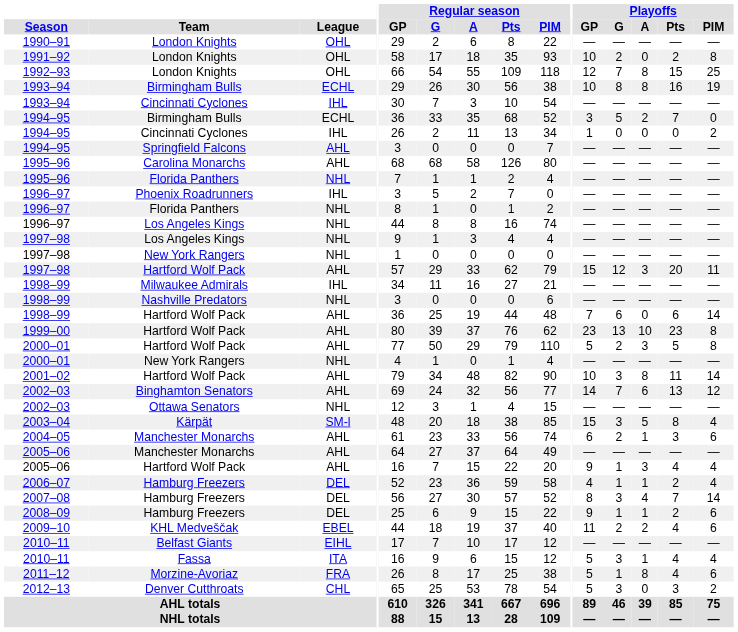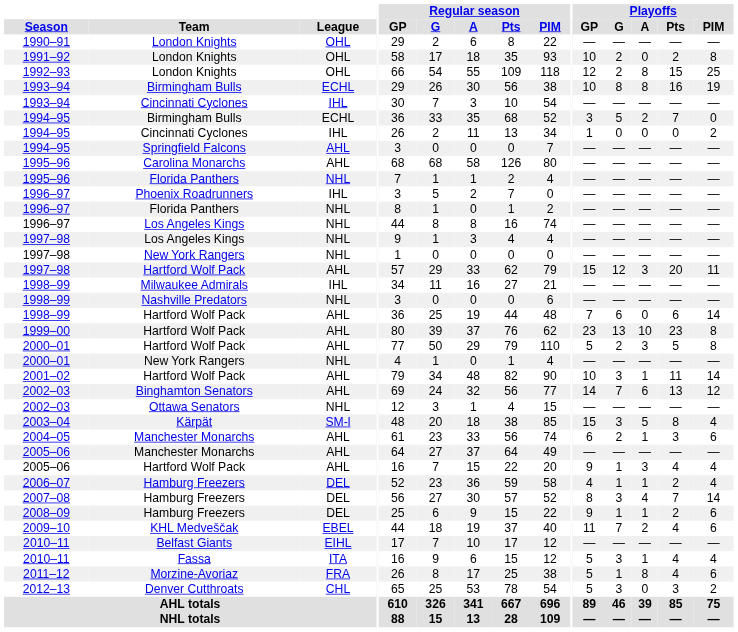(619, 72) 7 -> (619, 72) 2
(645, 376) 8 -> (645, 376) 1
(619, 528) 2 -> (619, 528) 7
